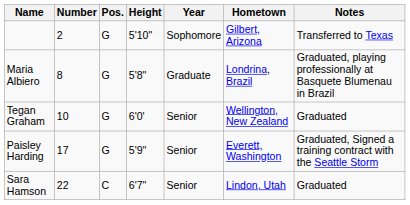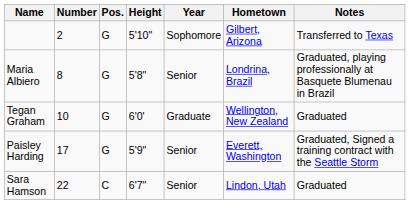(189, 76) Graduate -> (182, 76) Senior
(182, 116) Senior -> (189, 116) Graduate
